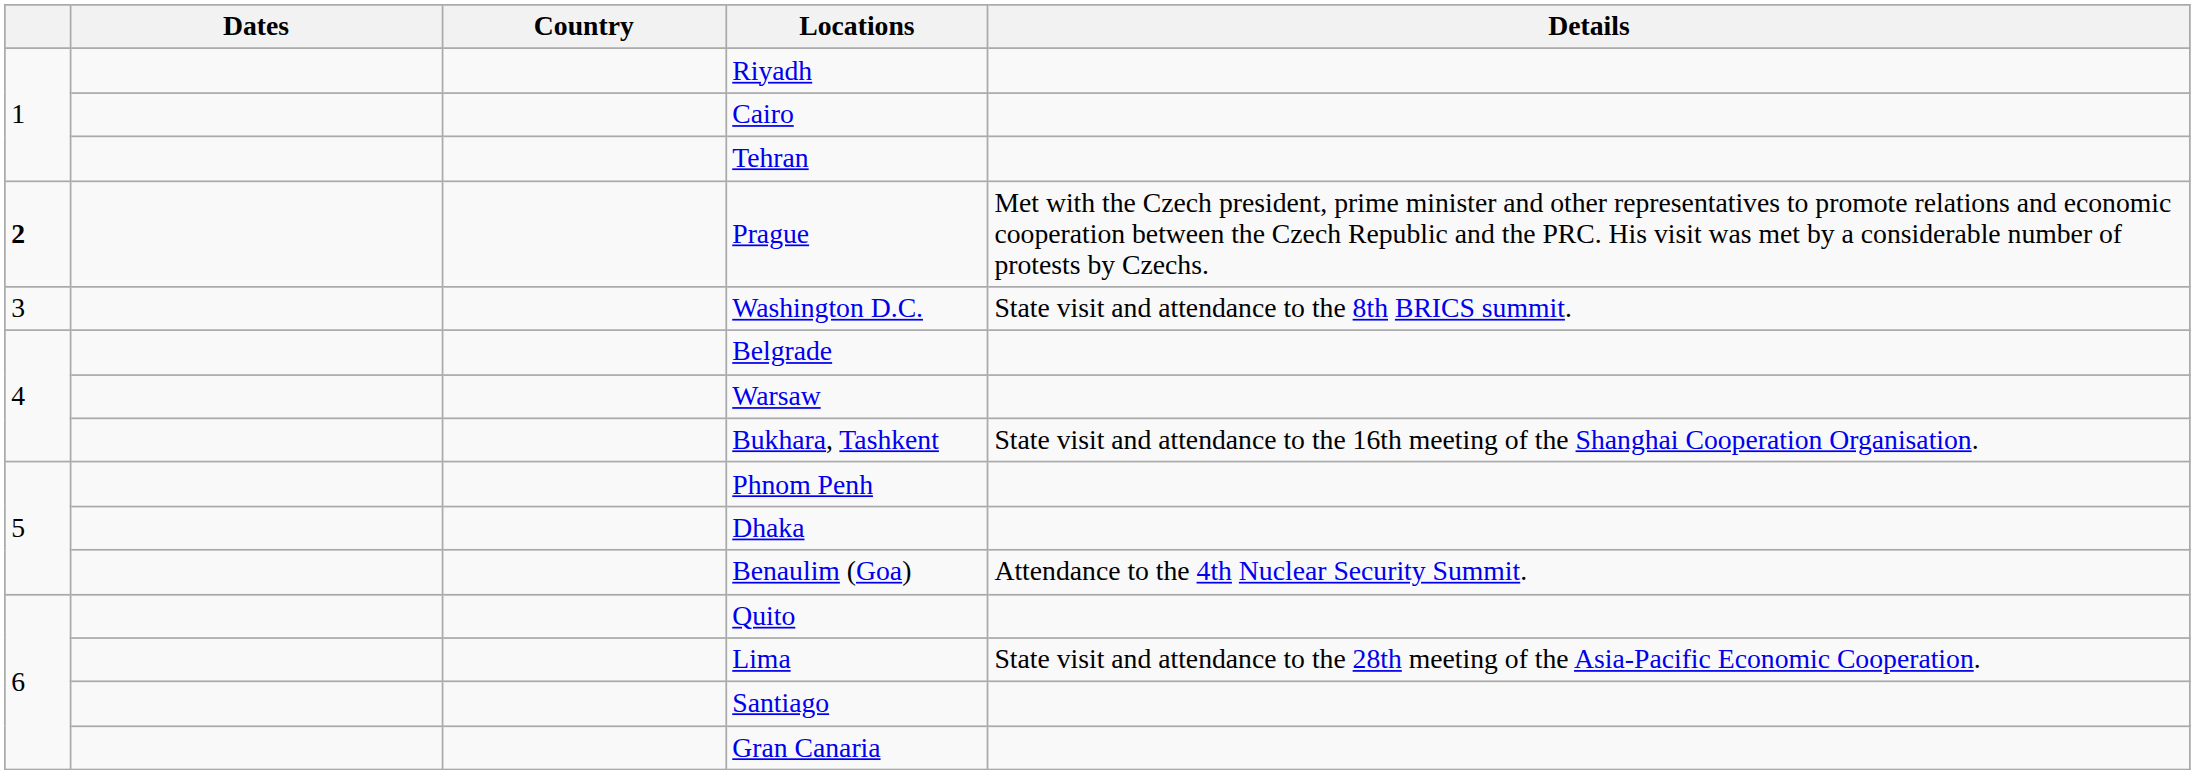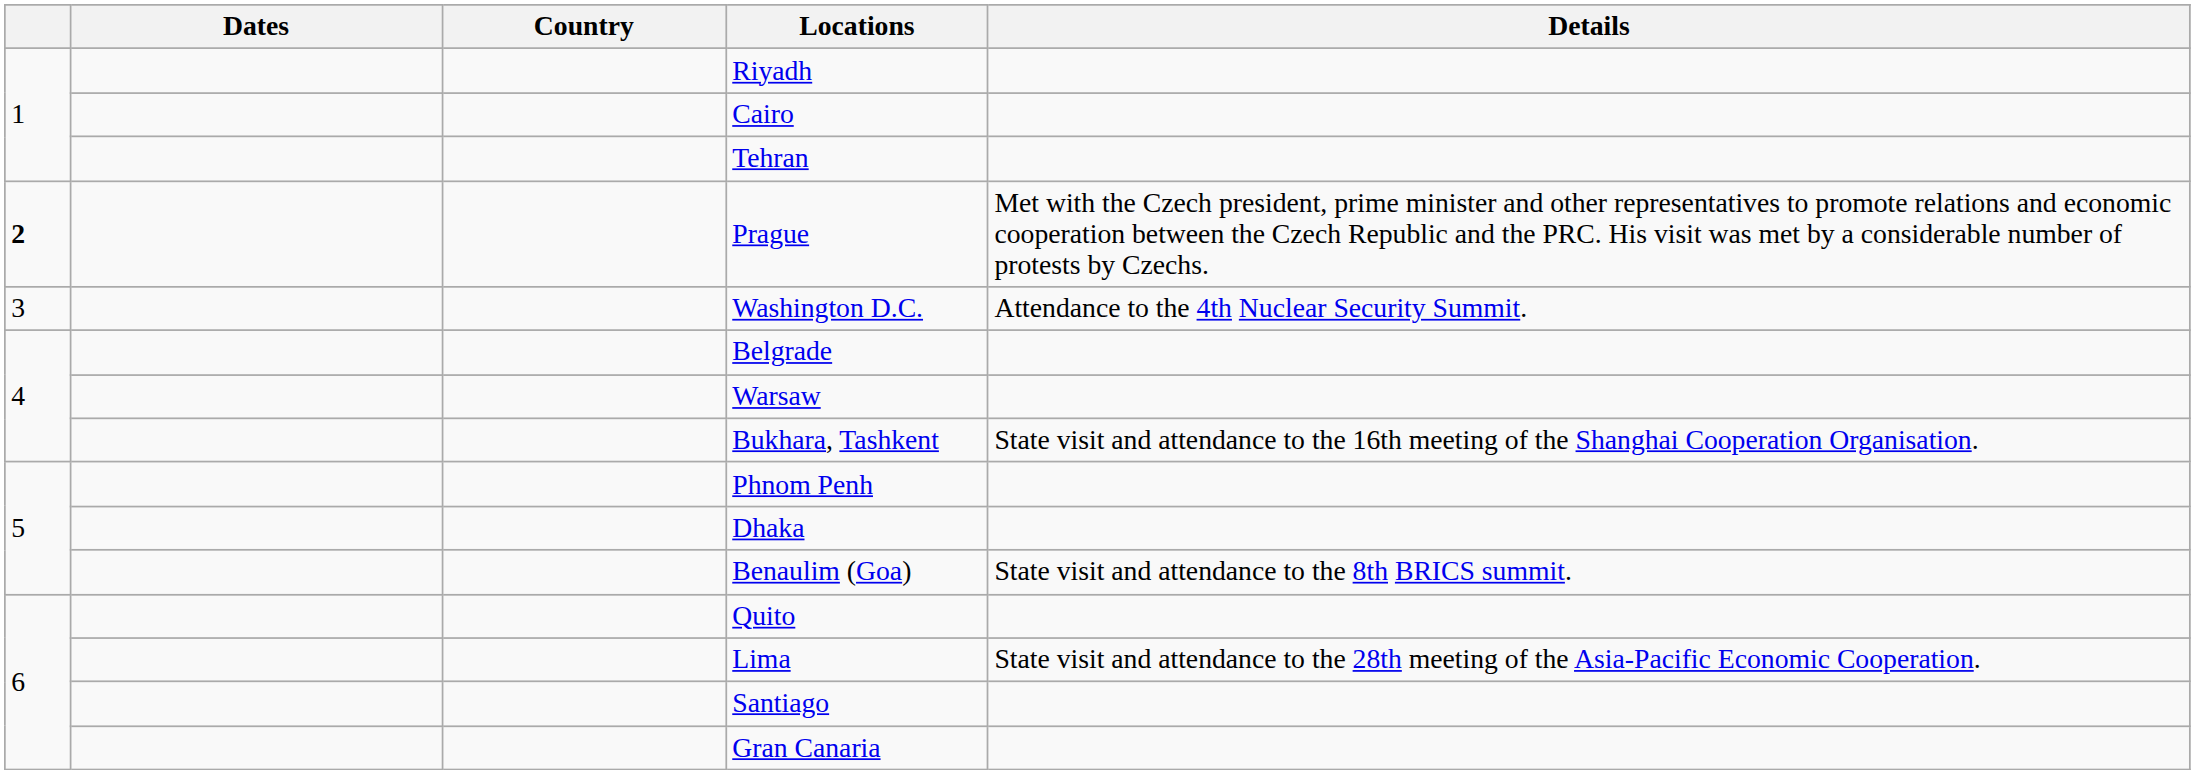(1283, 308) State visit and attendance to the 8th BRICS summit. -> (1261, 308) Attendance to the 4th Nuclear Security Summit.
(1261, 571) Attendance to the 4th Nuclear Security Summit. -> (1283, 571) State visit and attendance to the 8th BRICS summit.
